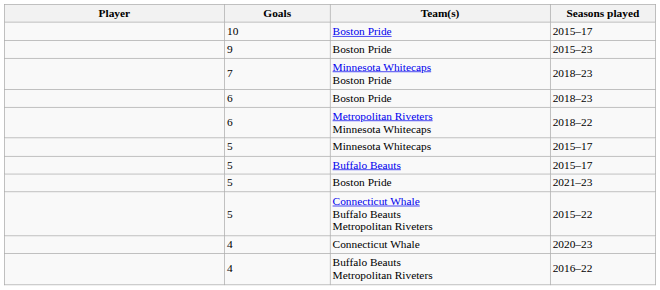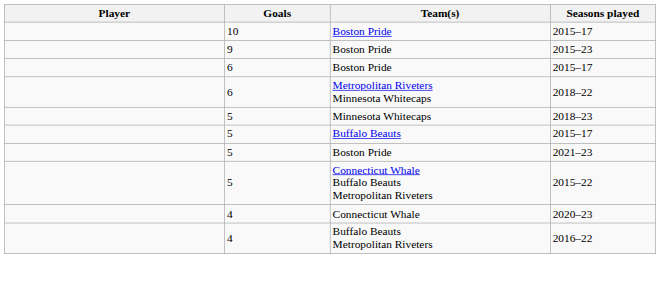- row: (230, 73)
(573, 98) 2018–23 -> (573, 67) 2015–17
(573, 147) 2015–17 -> (573, 116) 2018–23
